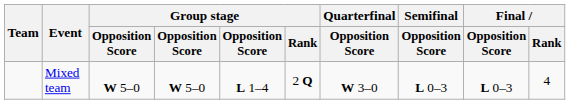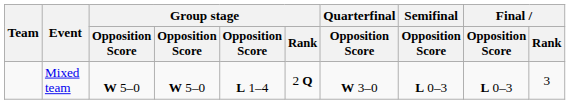(547, 80) 4 -> (547, 80) 3
